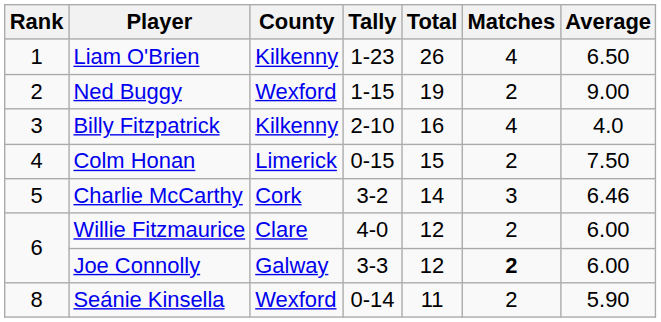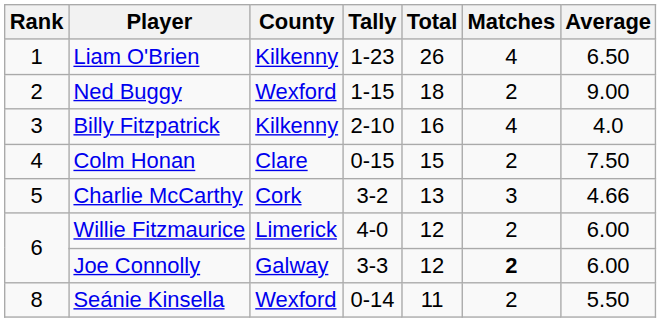(432, 91) 19 -> (432, 91) 18
(296, 160) Limerick -> (281, 160) Clare
(432, 195) 14 -> (432, 195) 13
(608, 195) 6.46 -> (608, 195) 4.66
(281, 230) Clare -> (296, 230) Limerick
(608, 299) 5.90 -> (608, 299) 5.50
